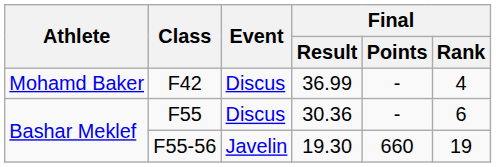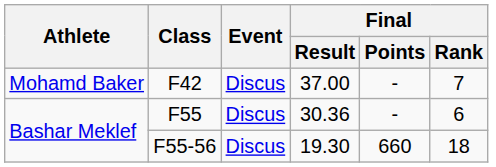(327, 84) 36.99 -> (325, 84) 37.00
(461, 84) 4 -> (459, 84) 7
(257, 146) Javelin -> (255, 146) Discus
(461, 146) 19 -> (459, 146) 18
